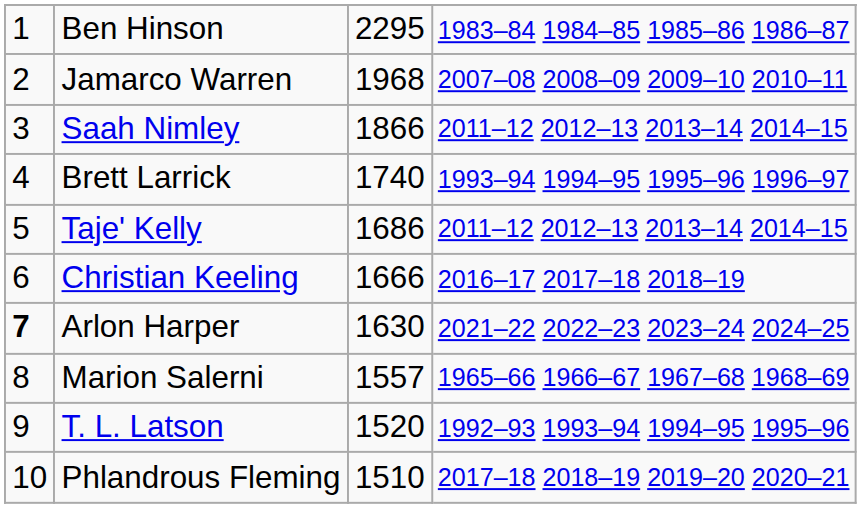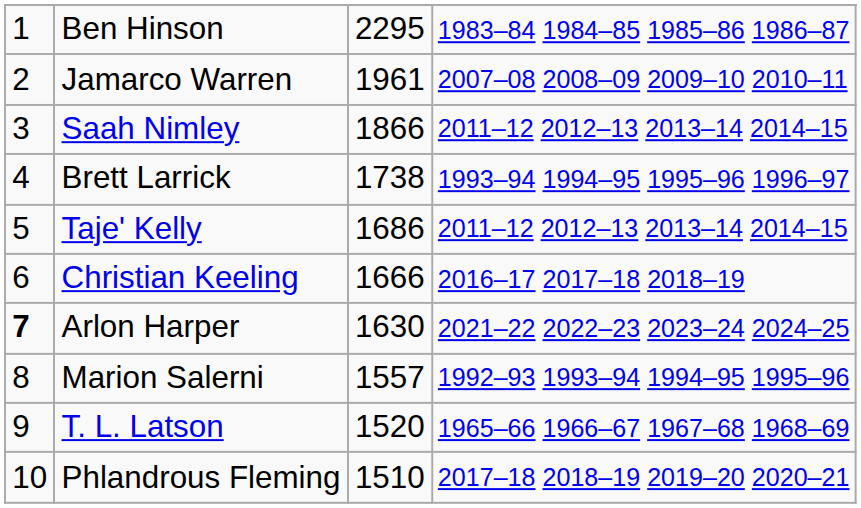(390, 79) 1968 -> (390, 79) 1961
(390, 178) 1740 -> (390, 178) 1738
(644, 378) 1965–66 1966–67 1967–68 1968–69 -> (644, 378) 1992–93 1993–94 1994–95 1995–96
(644, 428) 1992–93 1993–94 1994–95 1995–96 -> (644, 428) 1965–66 1966–67 1967–68 1968–69
